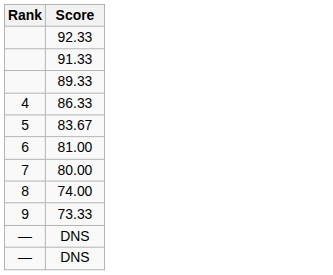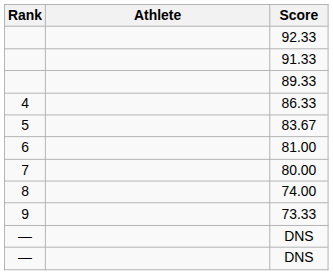+ column: (158, 15)
